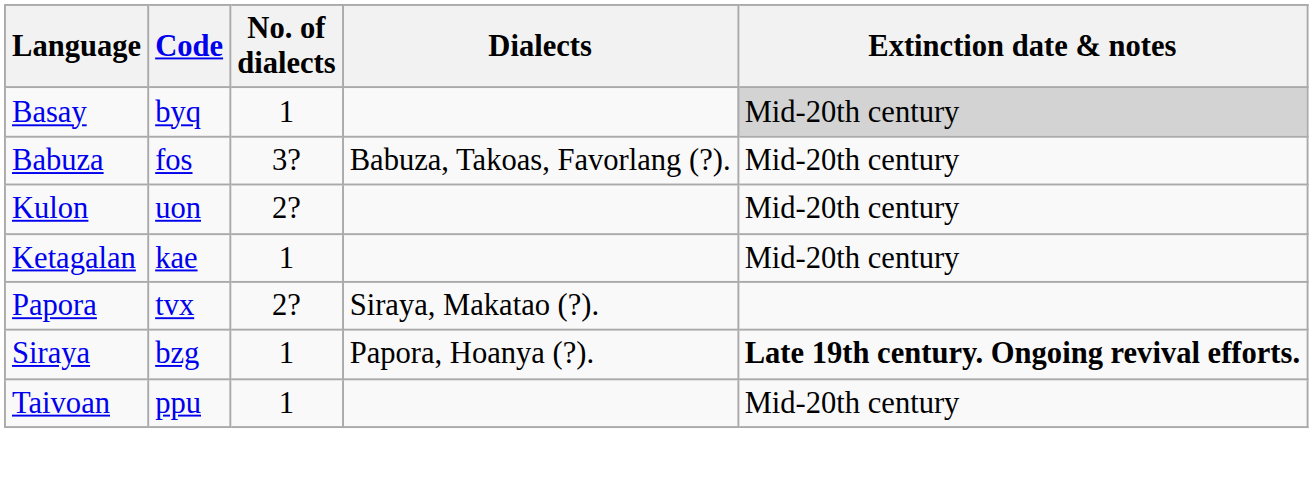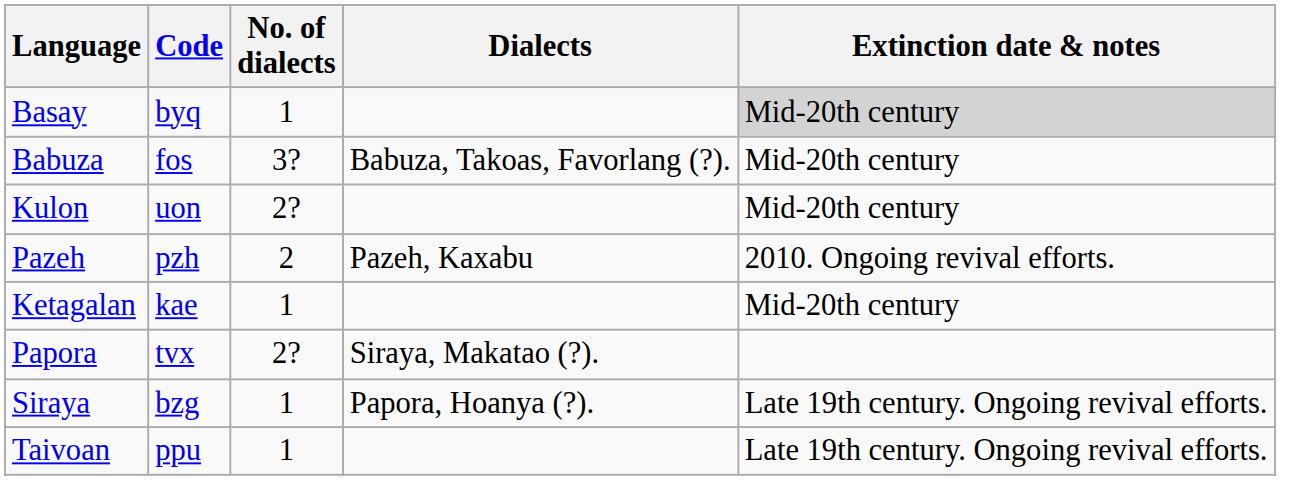+ row: (48, 256)
(1022, 353) bold -> (1006, 402) normal
(852, 402) Mid-20th century -> (1006, 450) Late 19th century. Ongoing revival efforts.
